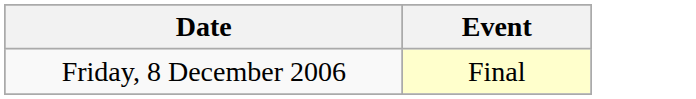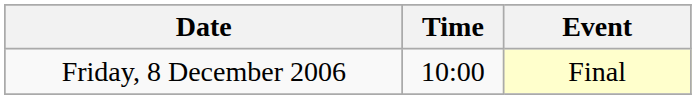+ column: (453, 26)
